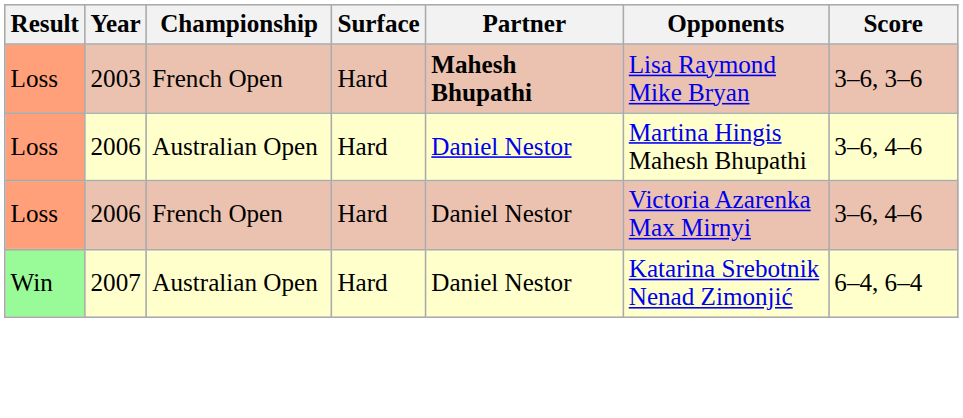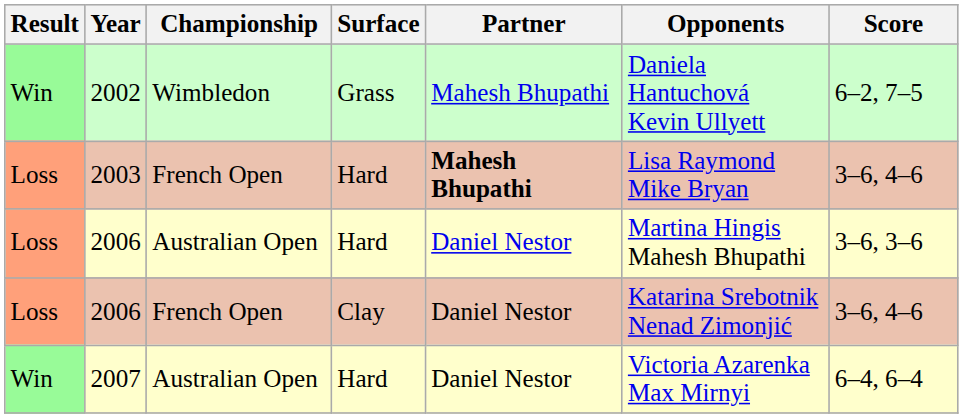+ row: (116, 92)
(878, 78) 3–6, 3–6 -> (879, 174) 3–6, 4–6
(878, 146) 3–6, 4–6 -> (879, 242) 3–6, 3–6
(363, 214) Hard -> (361, 310) Clay
(720, 214) Victoria Azarenka Max Mirnyi -> (723, 310) Katarina Srebotnik Nenad Zimonjić
(724, 282) Katarina Srebotnik Nenad Zimonjić -> (719, 379) Victoria Azarenka Max Mirnyi
